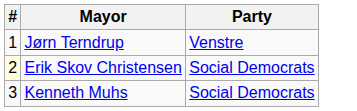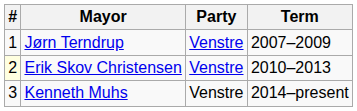+ column: (300, 17)
(252, 67) Social Democrats -> (216, 67) Venstre
(252, 93) Social Democrats -> (216, 93) Venstre
